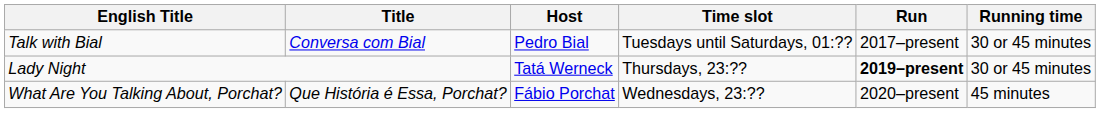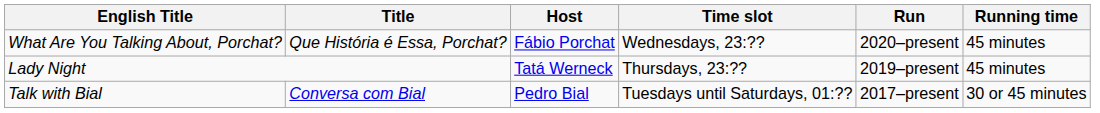rows swapped: (55, 42) <-> (145, 94)
(912, 68) bold -> (909, 68) normal
(1031, 68) 30 or 45 minutes -> (1006, 68) 45 minutes
